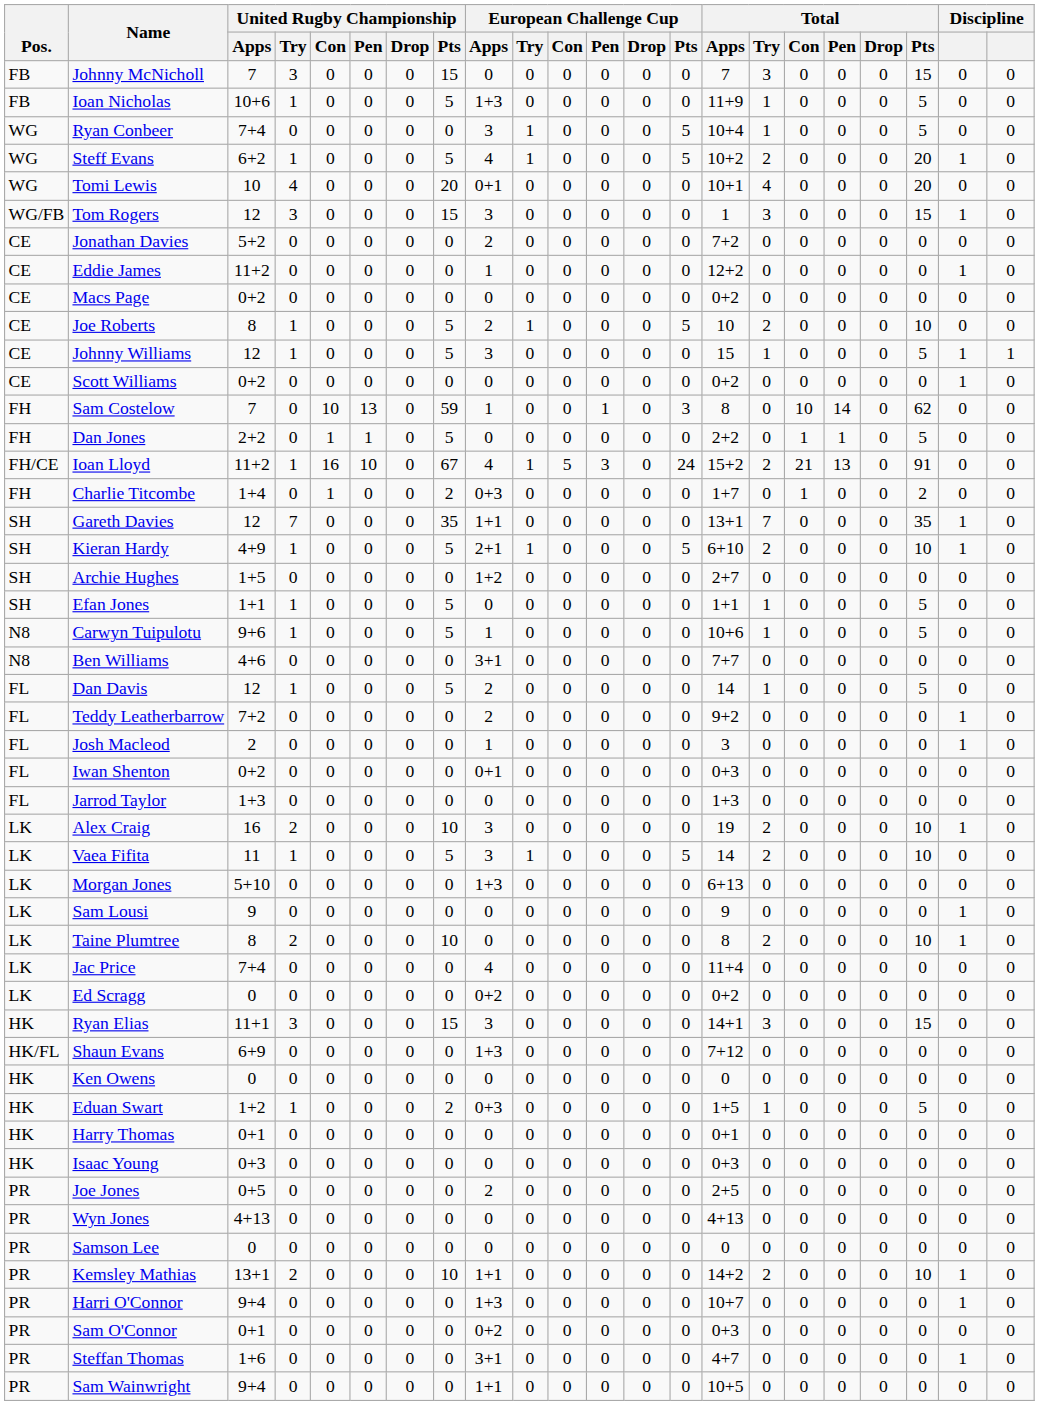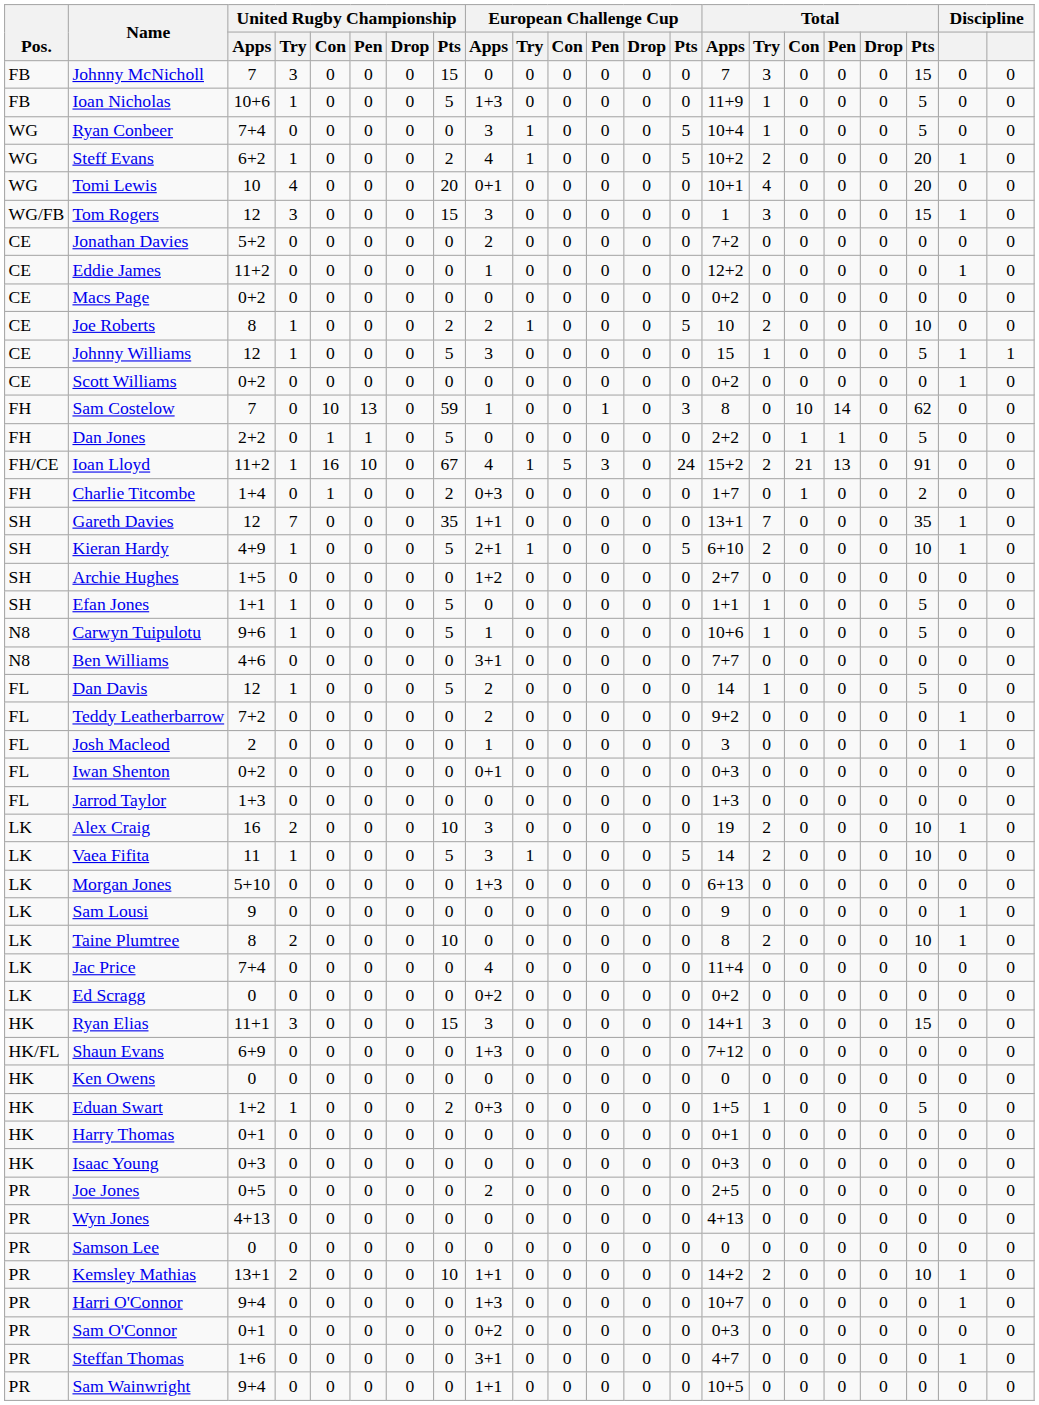(449, 158) 5 -> (449, 158) 2
(449, 325) 5 -> (449, 325) 2
